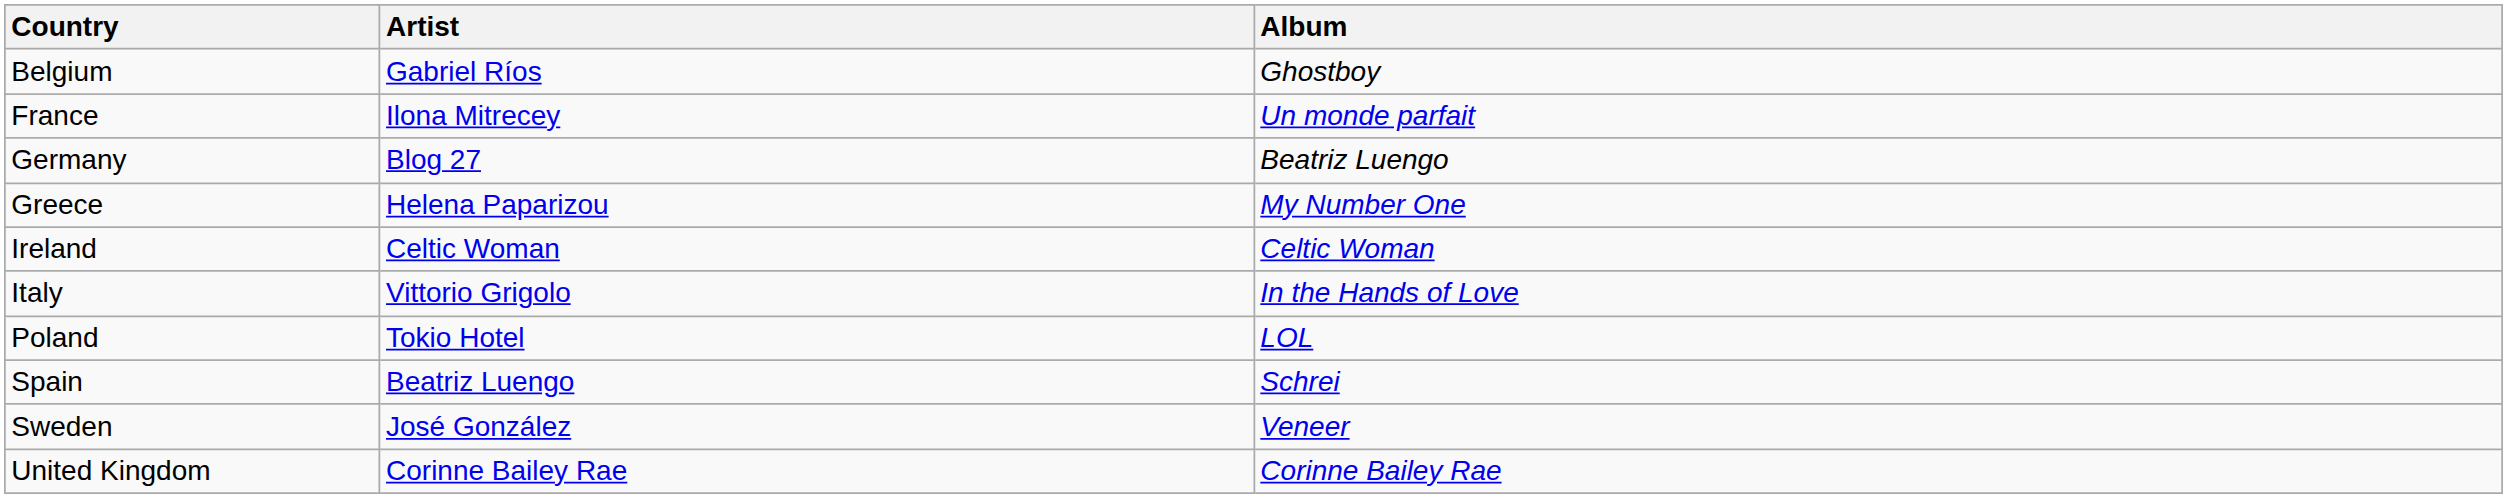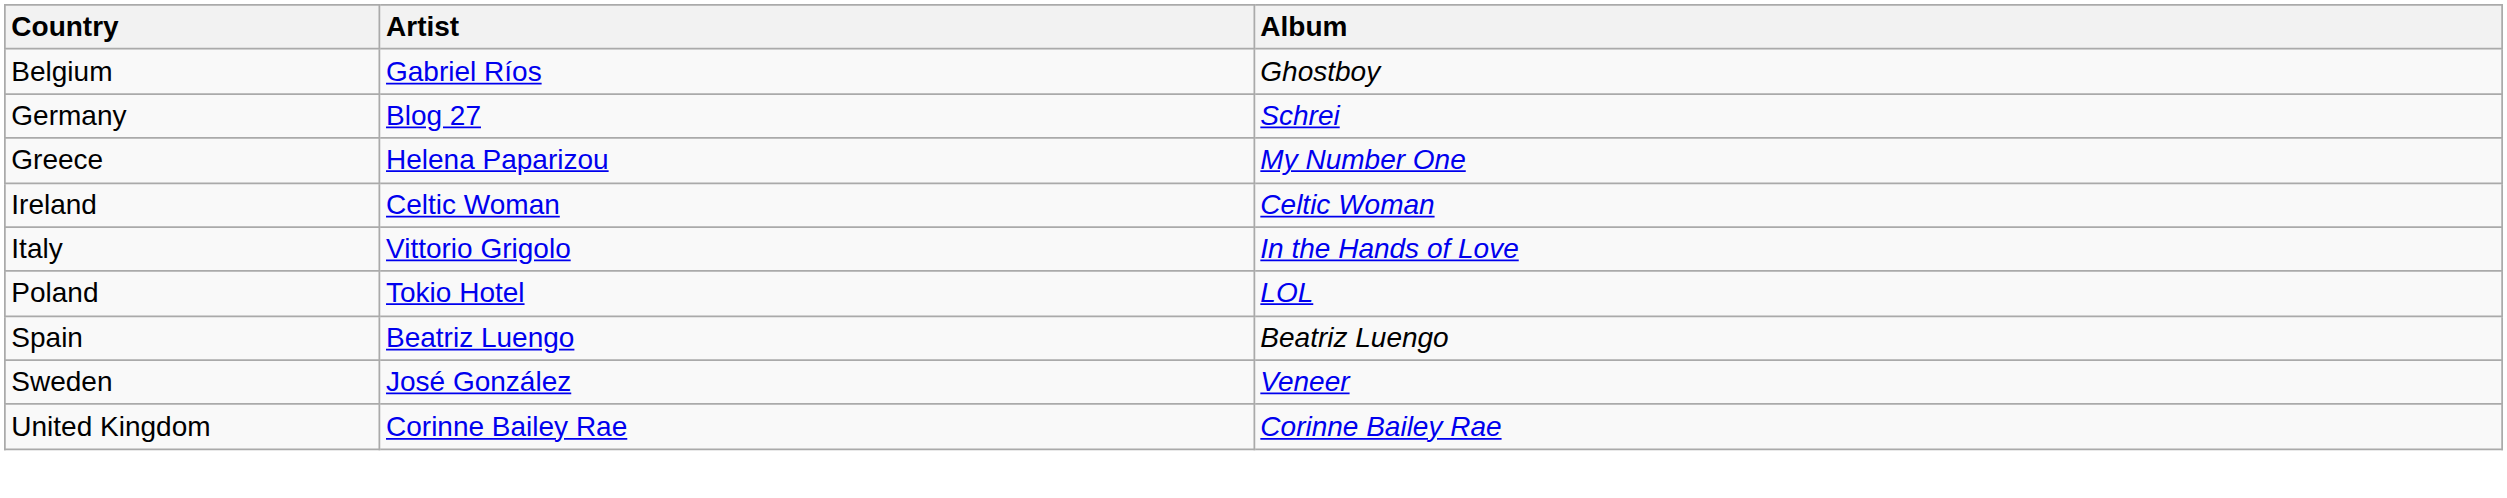- row: (55, 115)
(1355, 159) Beatriz Luengo -> (1300, 115) Schrei
(1300, 381) Schrei -> (1355, 337) Beatriz Luengo
